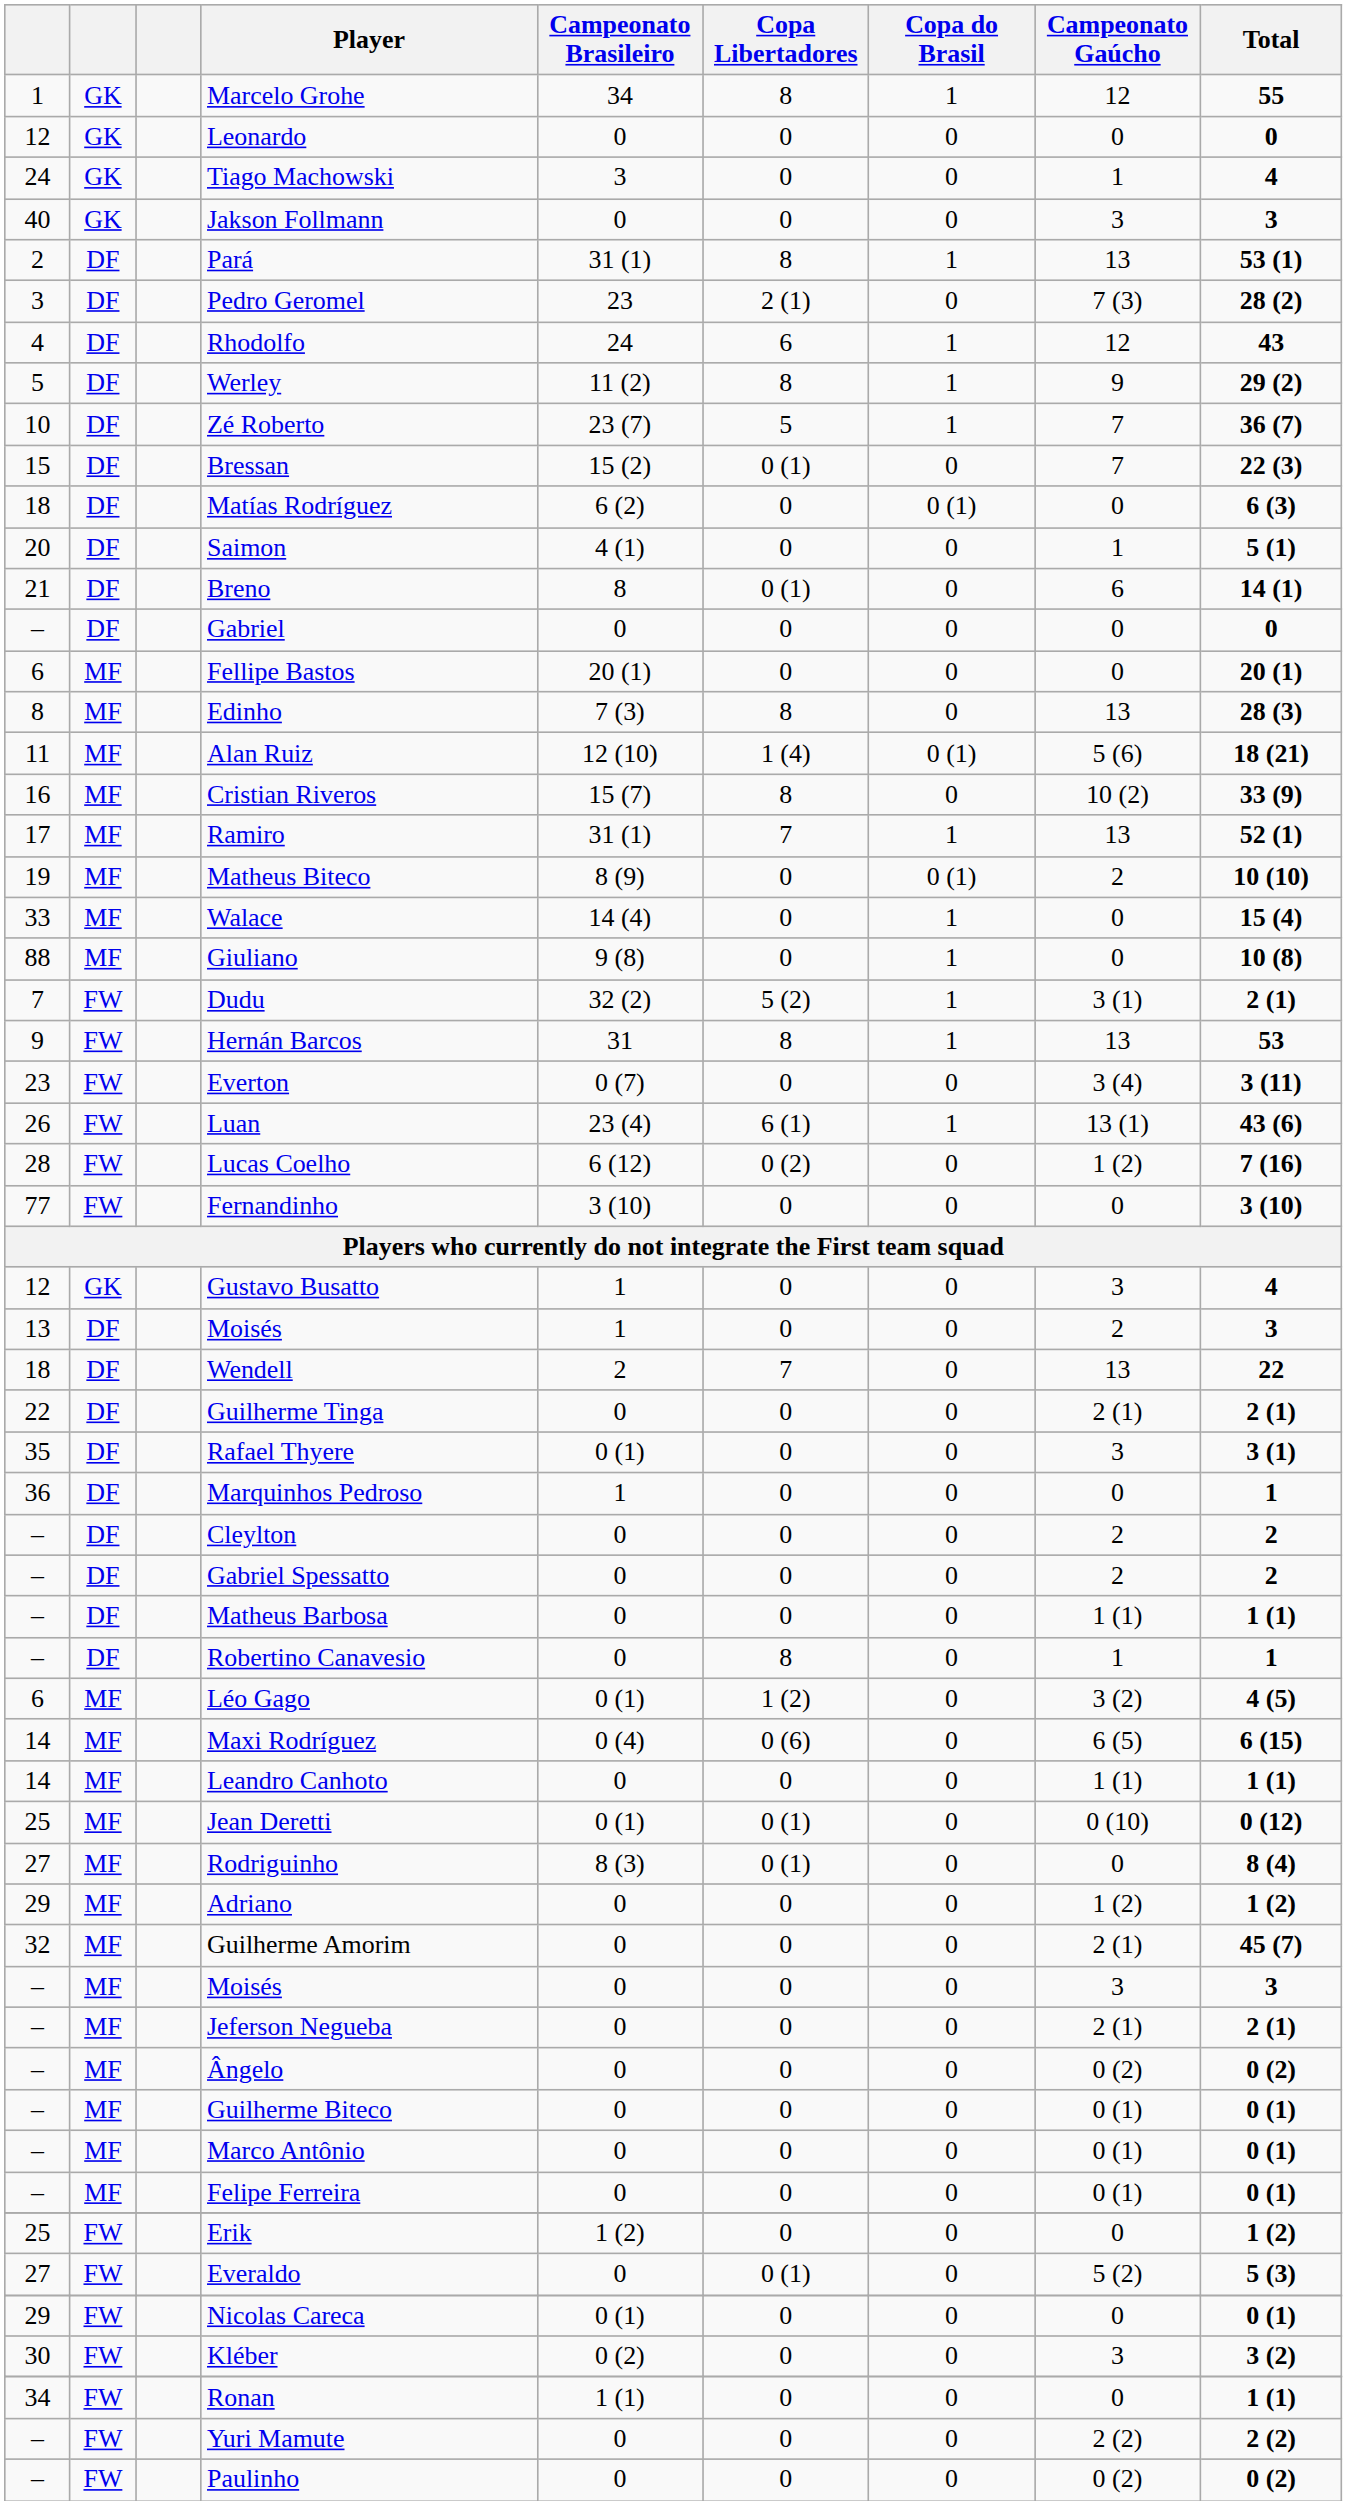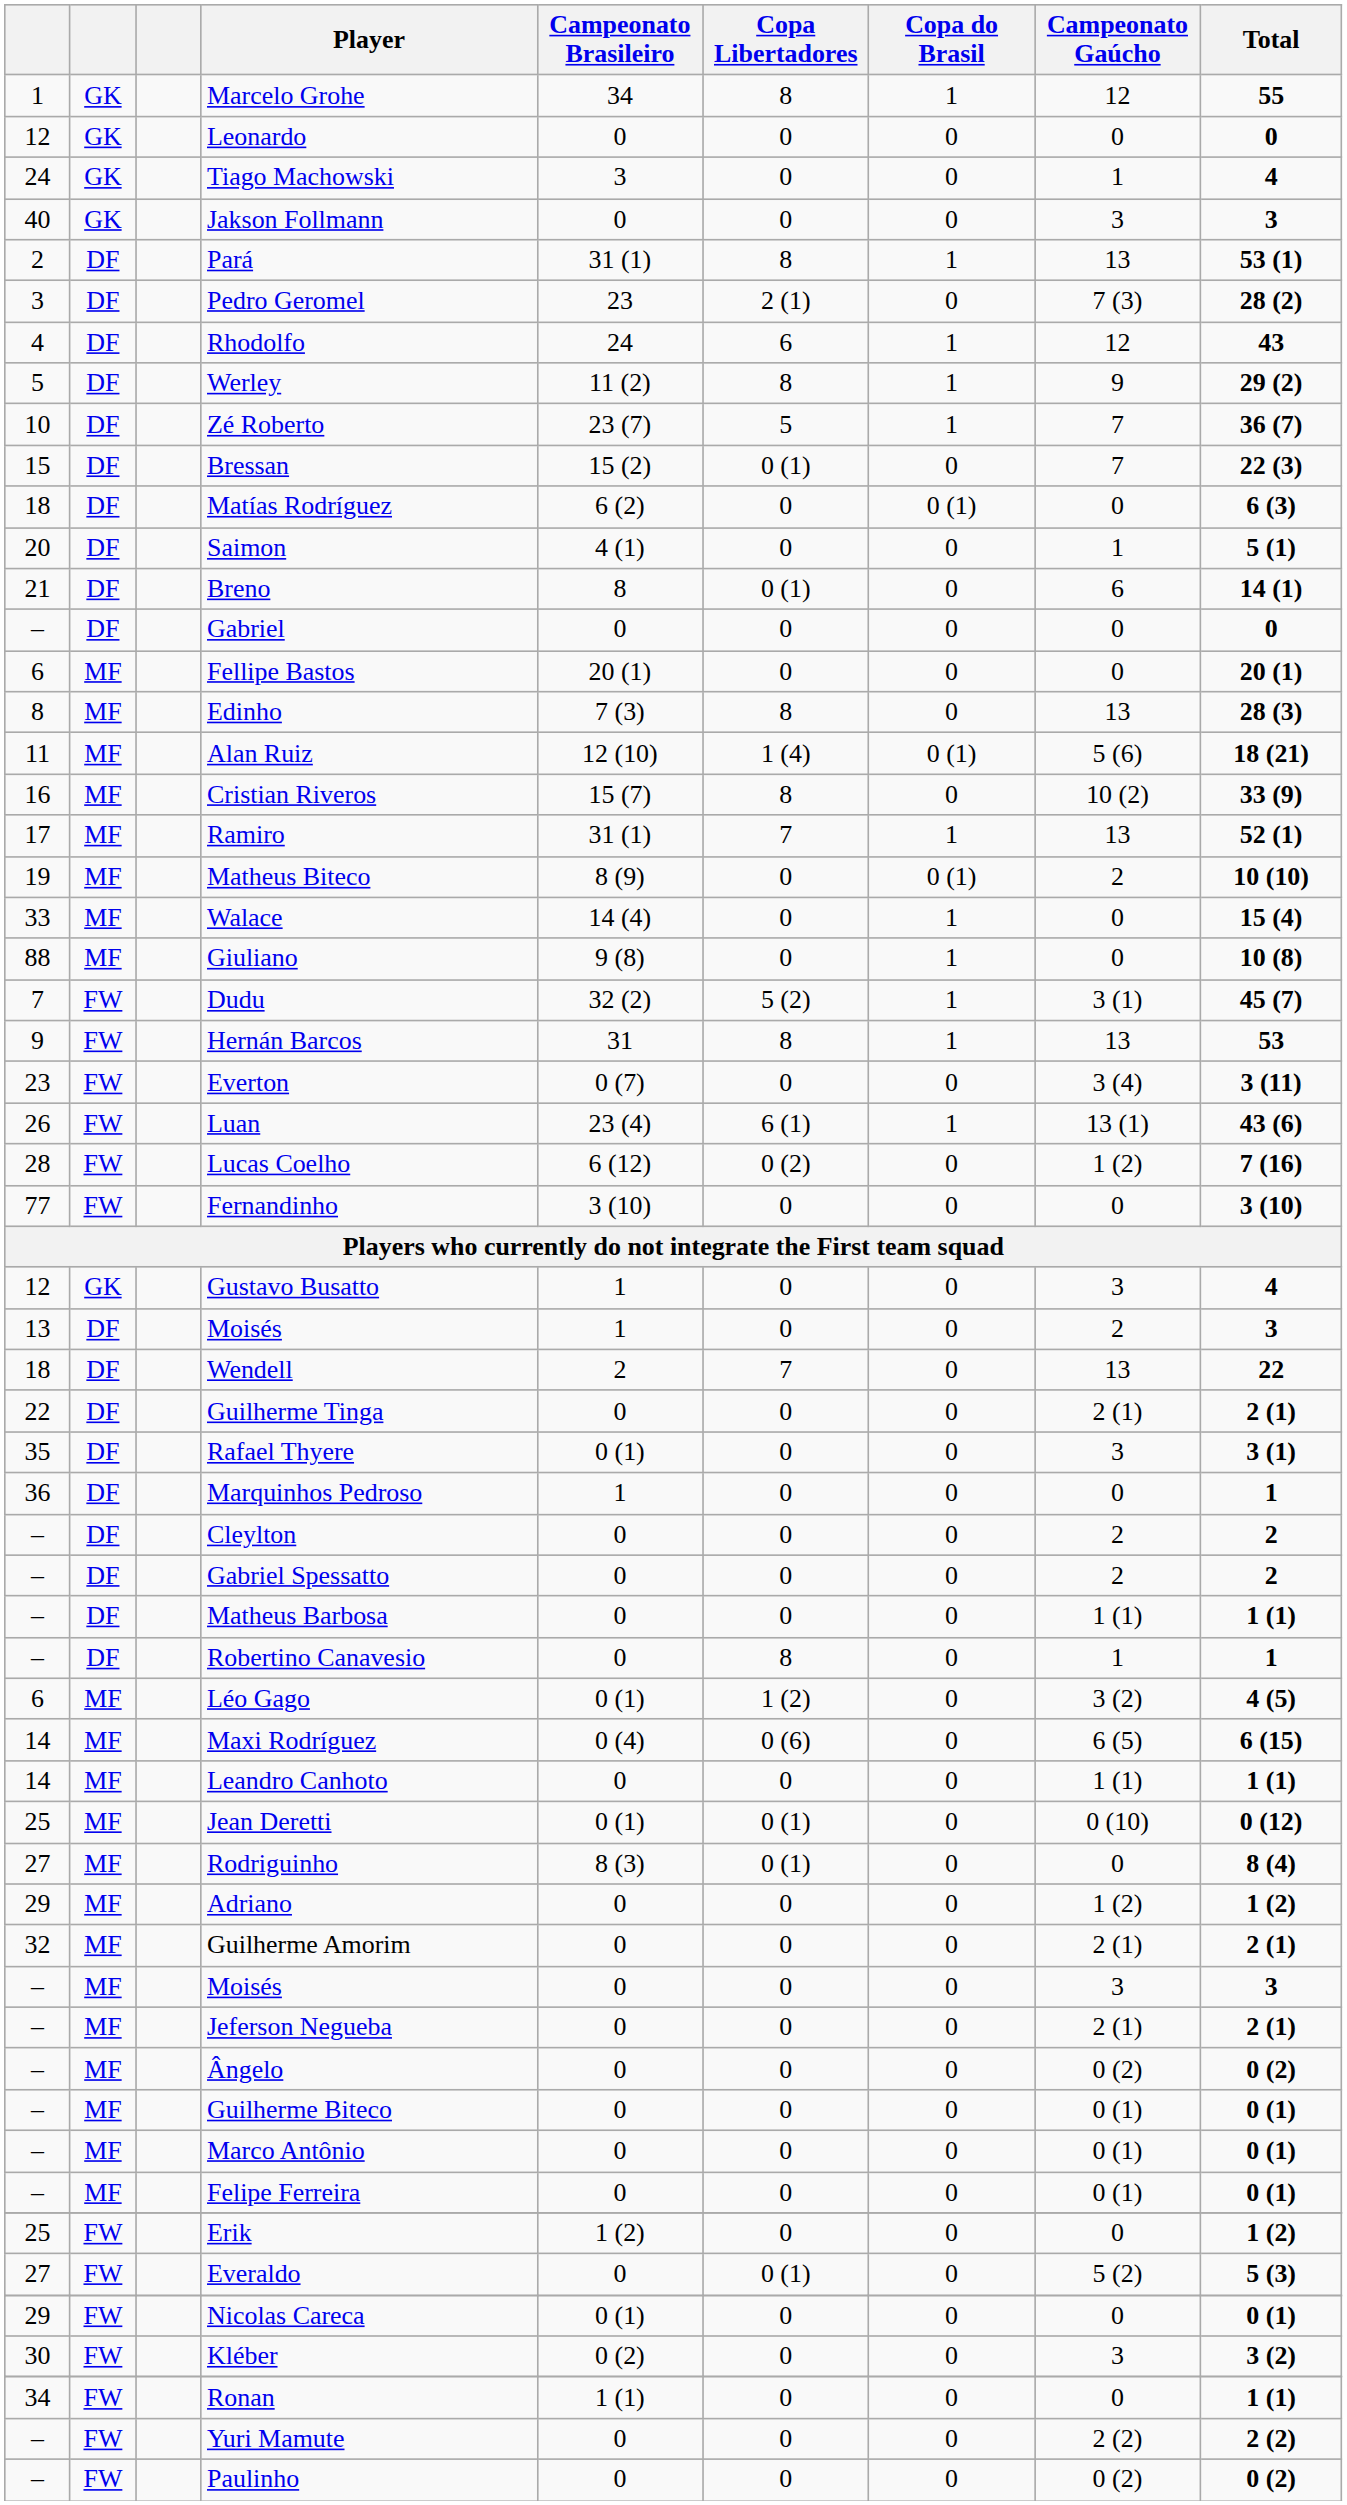(1271, 999) 2 (1) -> (1271, 999) 45 (7)
(1271, 1945) 45 (7) -> (1271, 1945) 2 (1)
